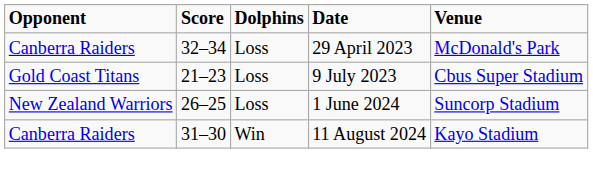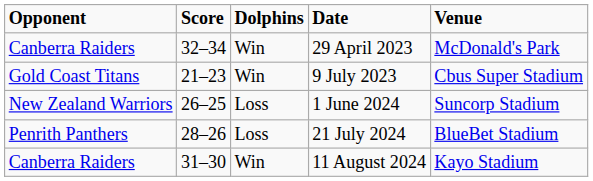(252, 47) Loss -> (250, 47) Win
(252, 76) Loss -> (250, 76) Win
+ row: (359, 133)
